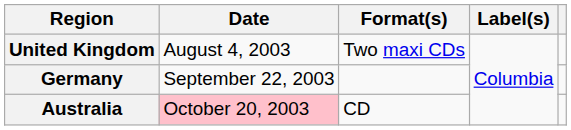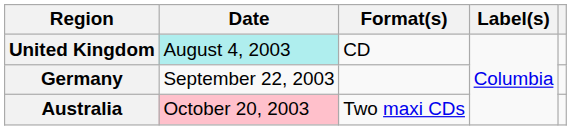(227, 49) no background -> (227, 49) paleturquoise background
(404, 49) Two maxi CDs -> (357, 49) CD
(357, 109) CD -> (404, 109) Two maxi CDs
